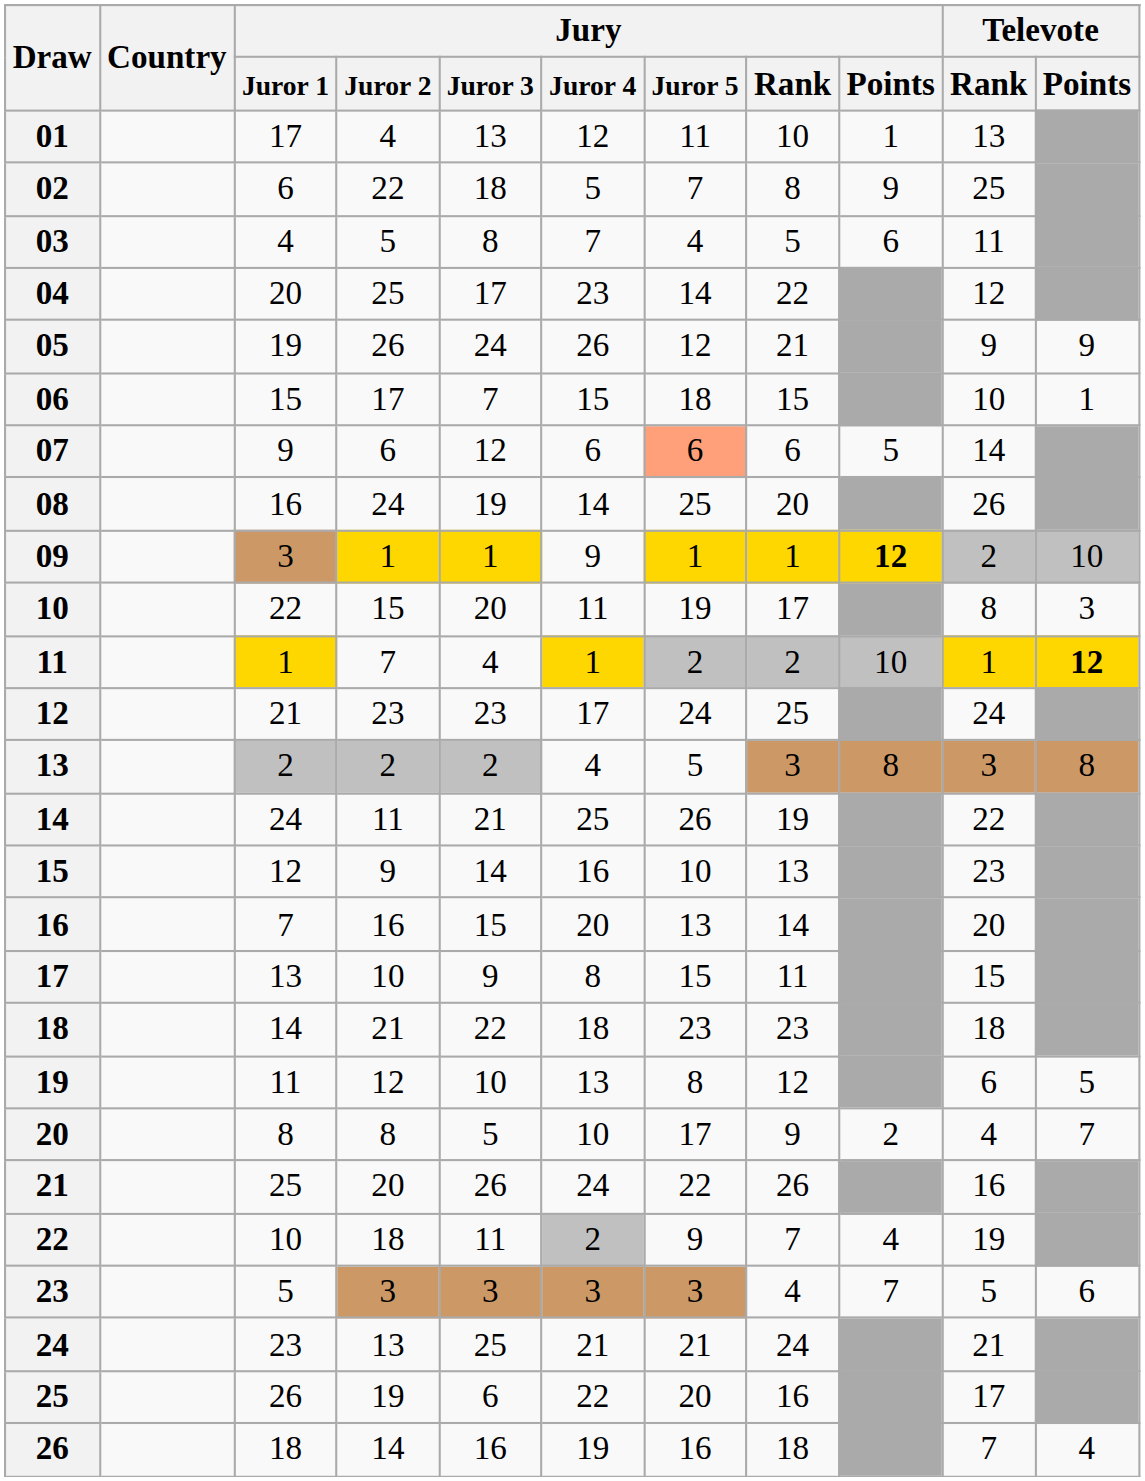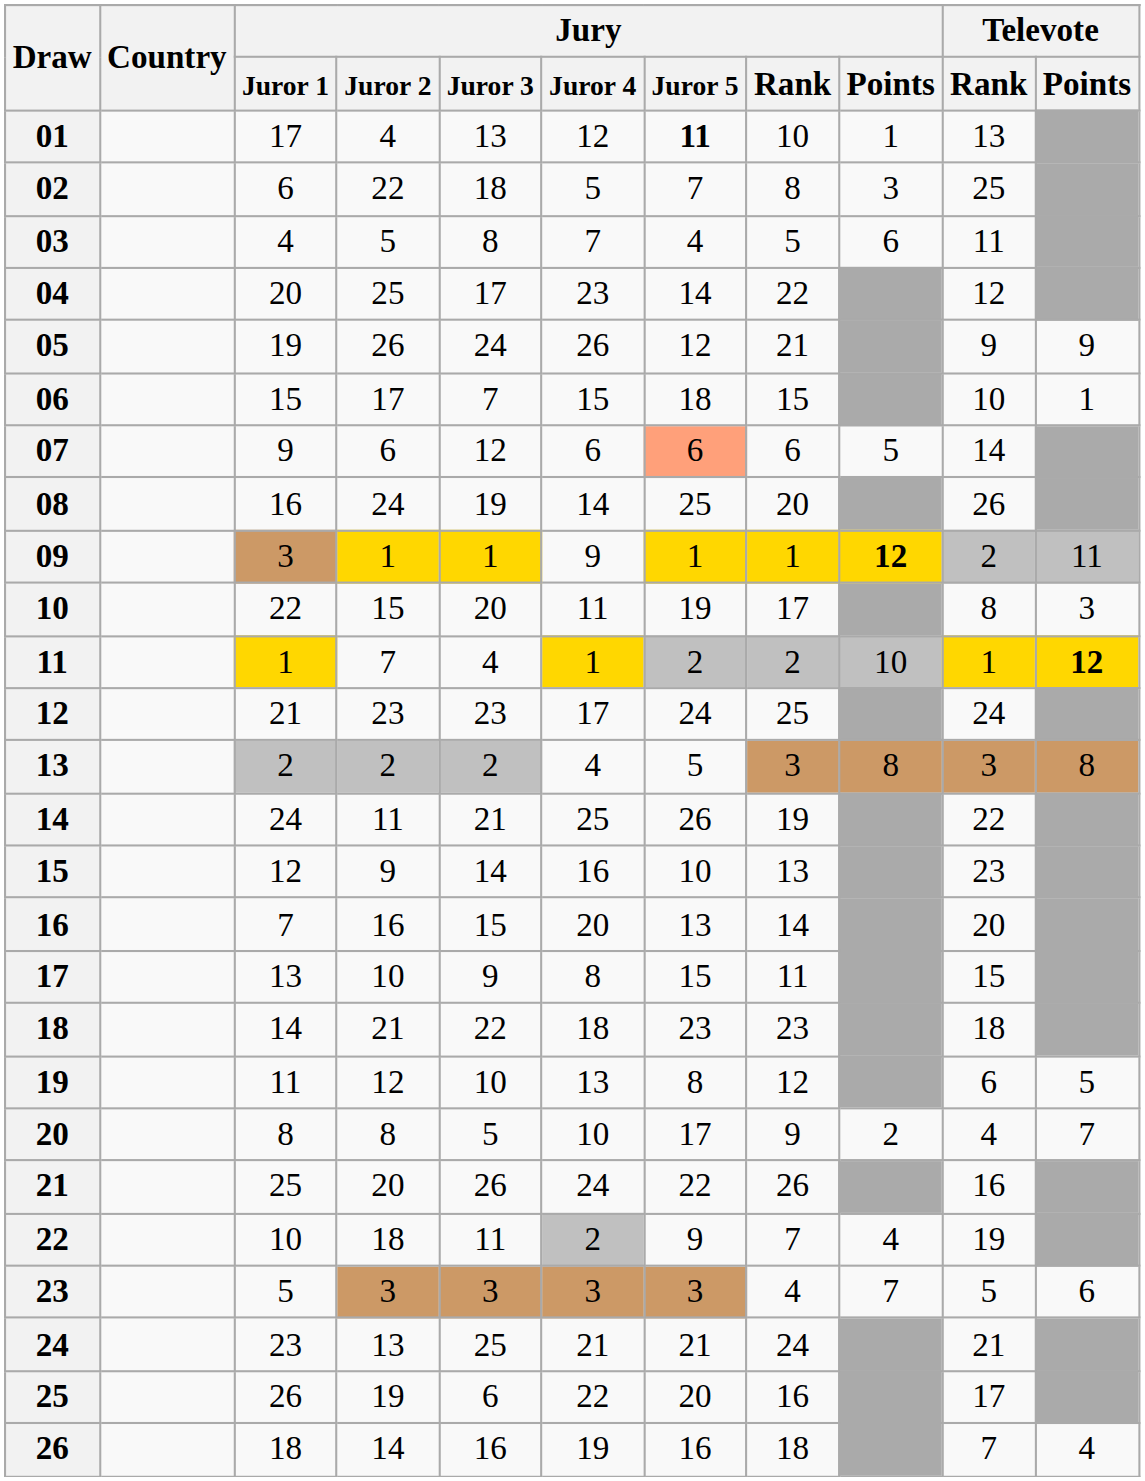(695, 135) normal -> (695, 135) bold
(891, 188) 9 -> (891, 188) 3
(1087, 556) 10 -> (1087, 556) 11
